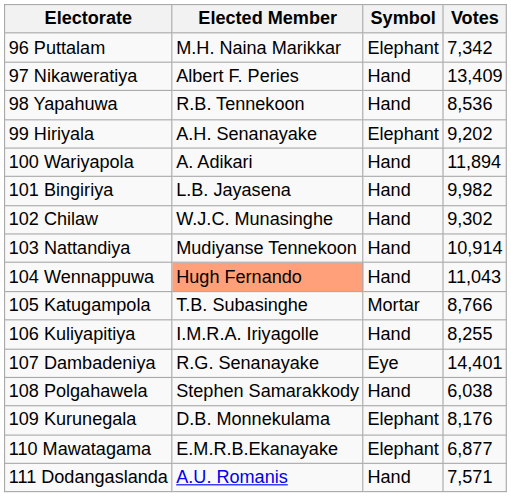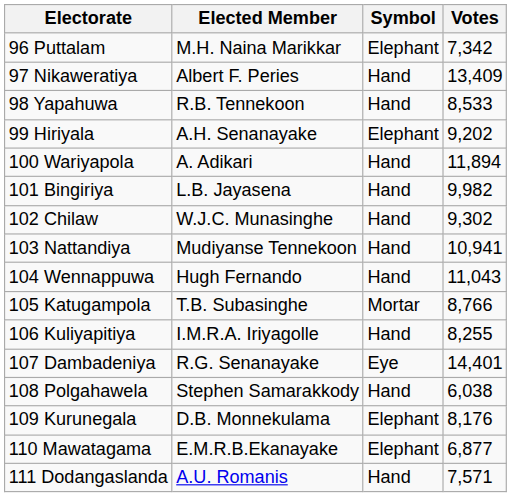(470, 104) 8,536 -> (470, 104) 8,533
(475, 248) 10,914 -> (475, 248) 10,941
(239, 276) lightsalmon background -> (239, 276) no background
